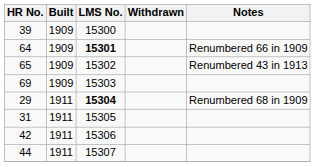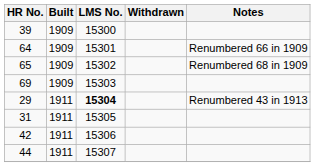(101, 48) bold -> (101, 48) normal
(248, 65) Renumbered 43 in 1913 -> (248, 65) Renumbered 68 in 1909
(248, 100) Renumbered 68 in 1909 -> (248, 100) Renumbered 43 in 1913
